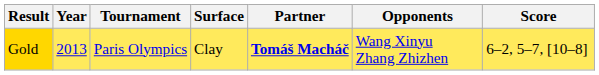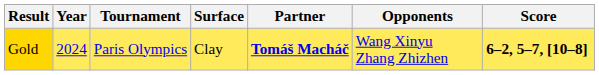(72, 49) 2013 -> (72, 49) 2024
(537, 49) normal -> (537, 49) bold
